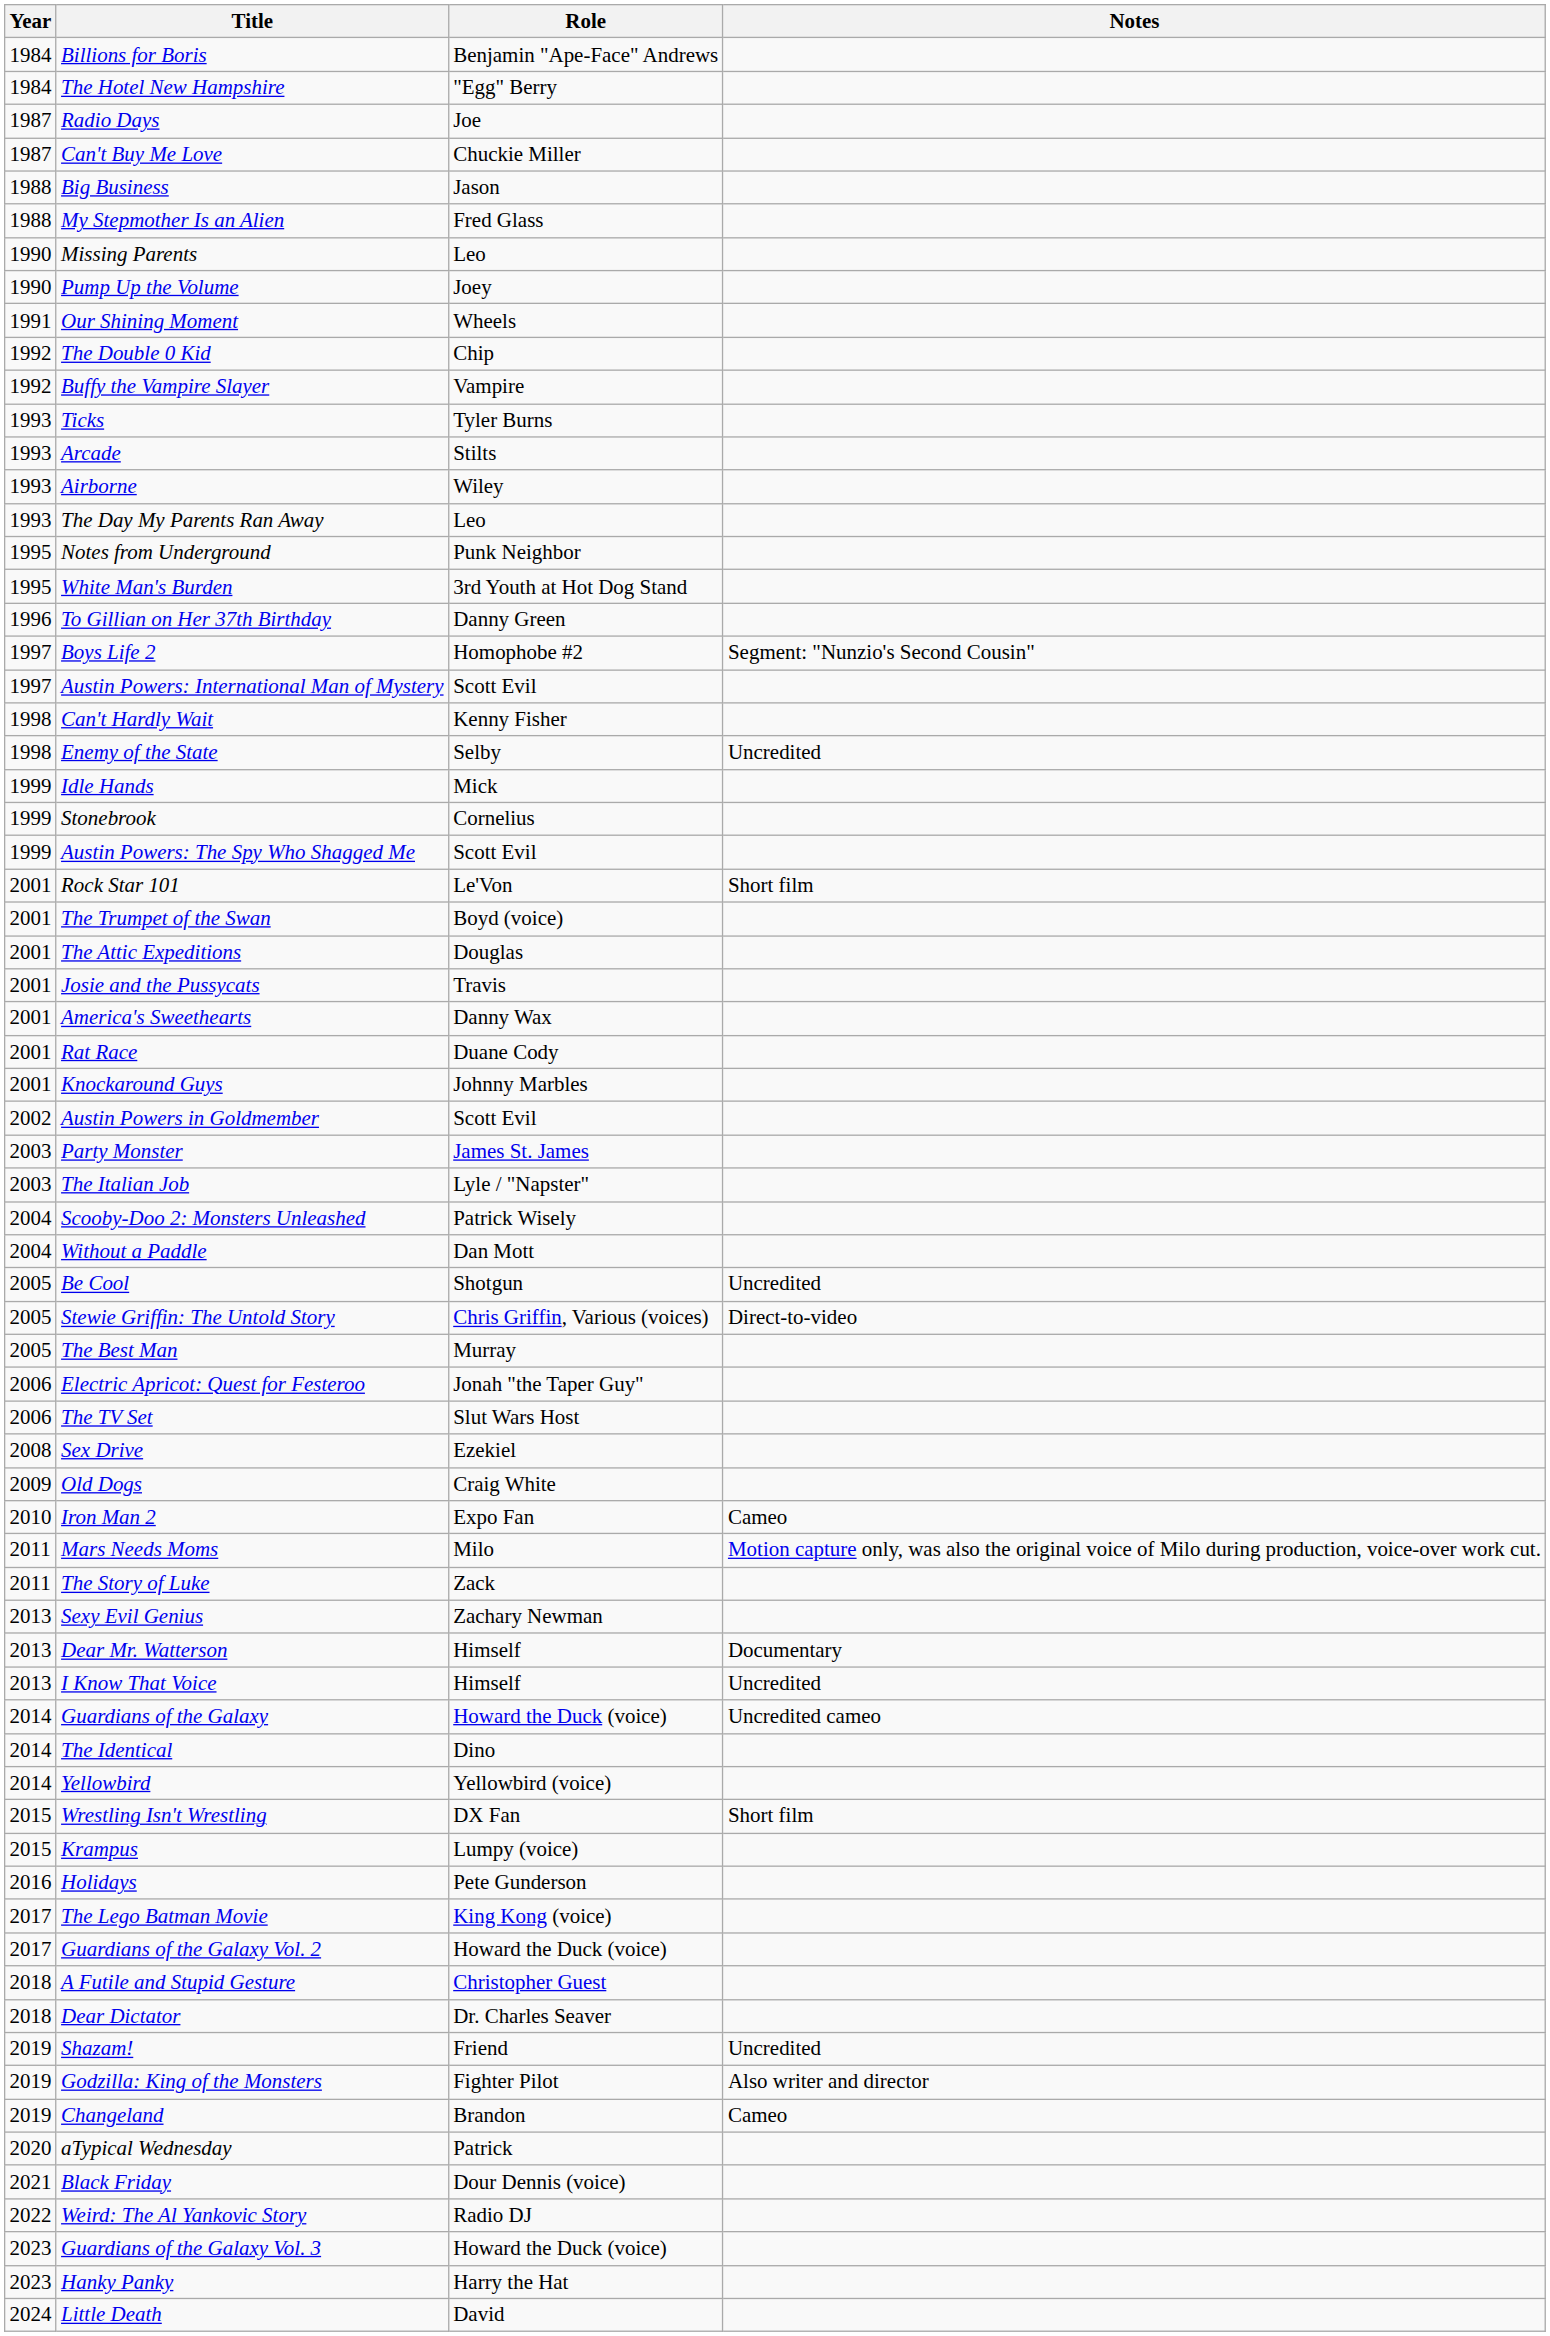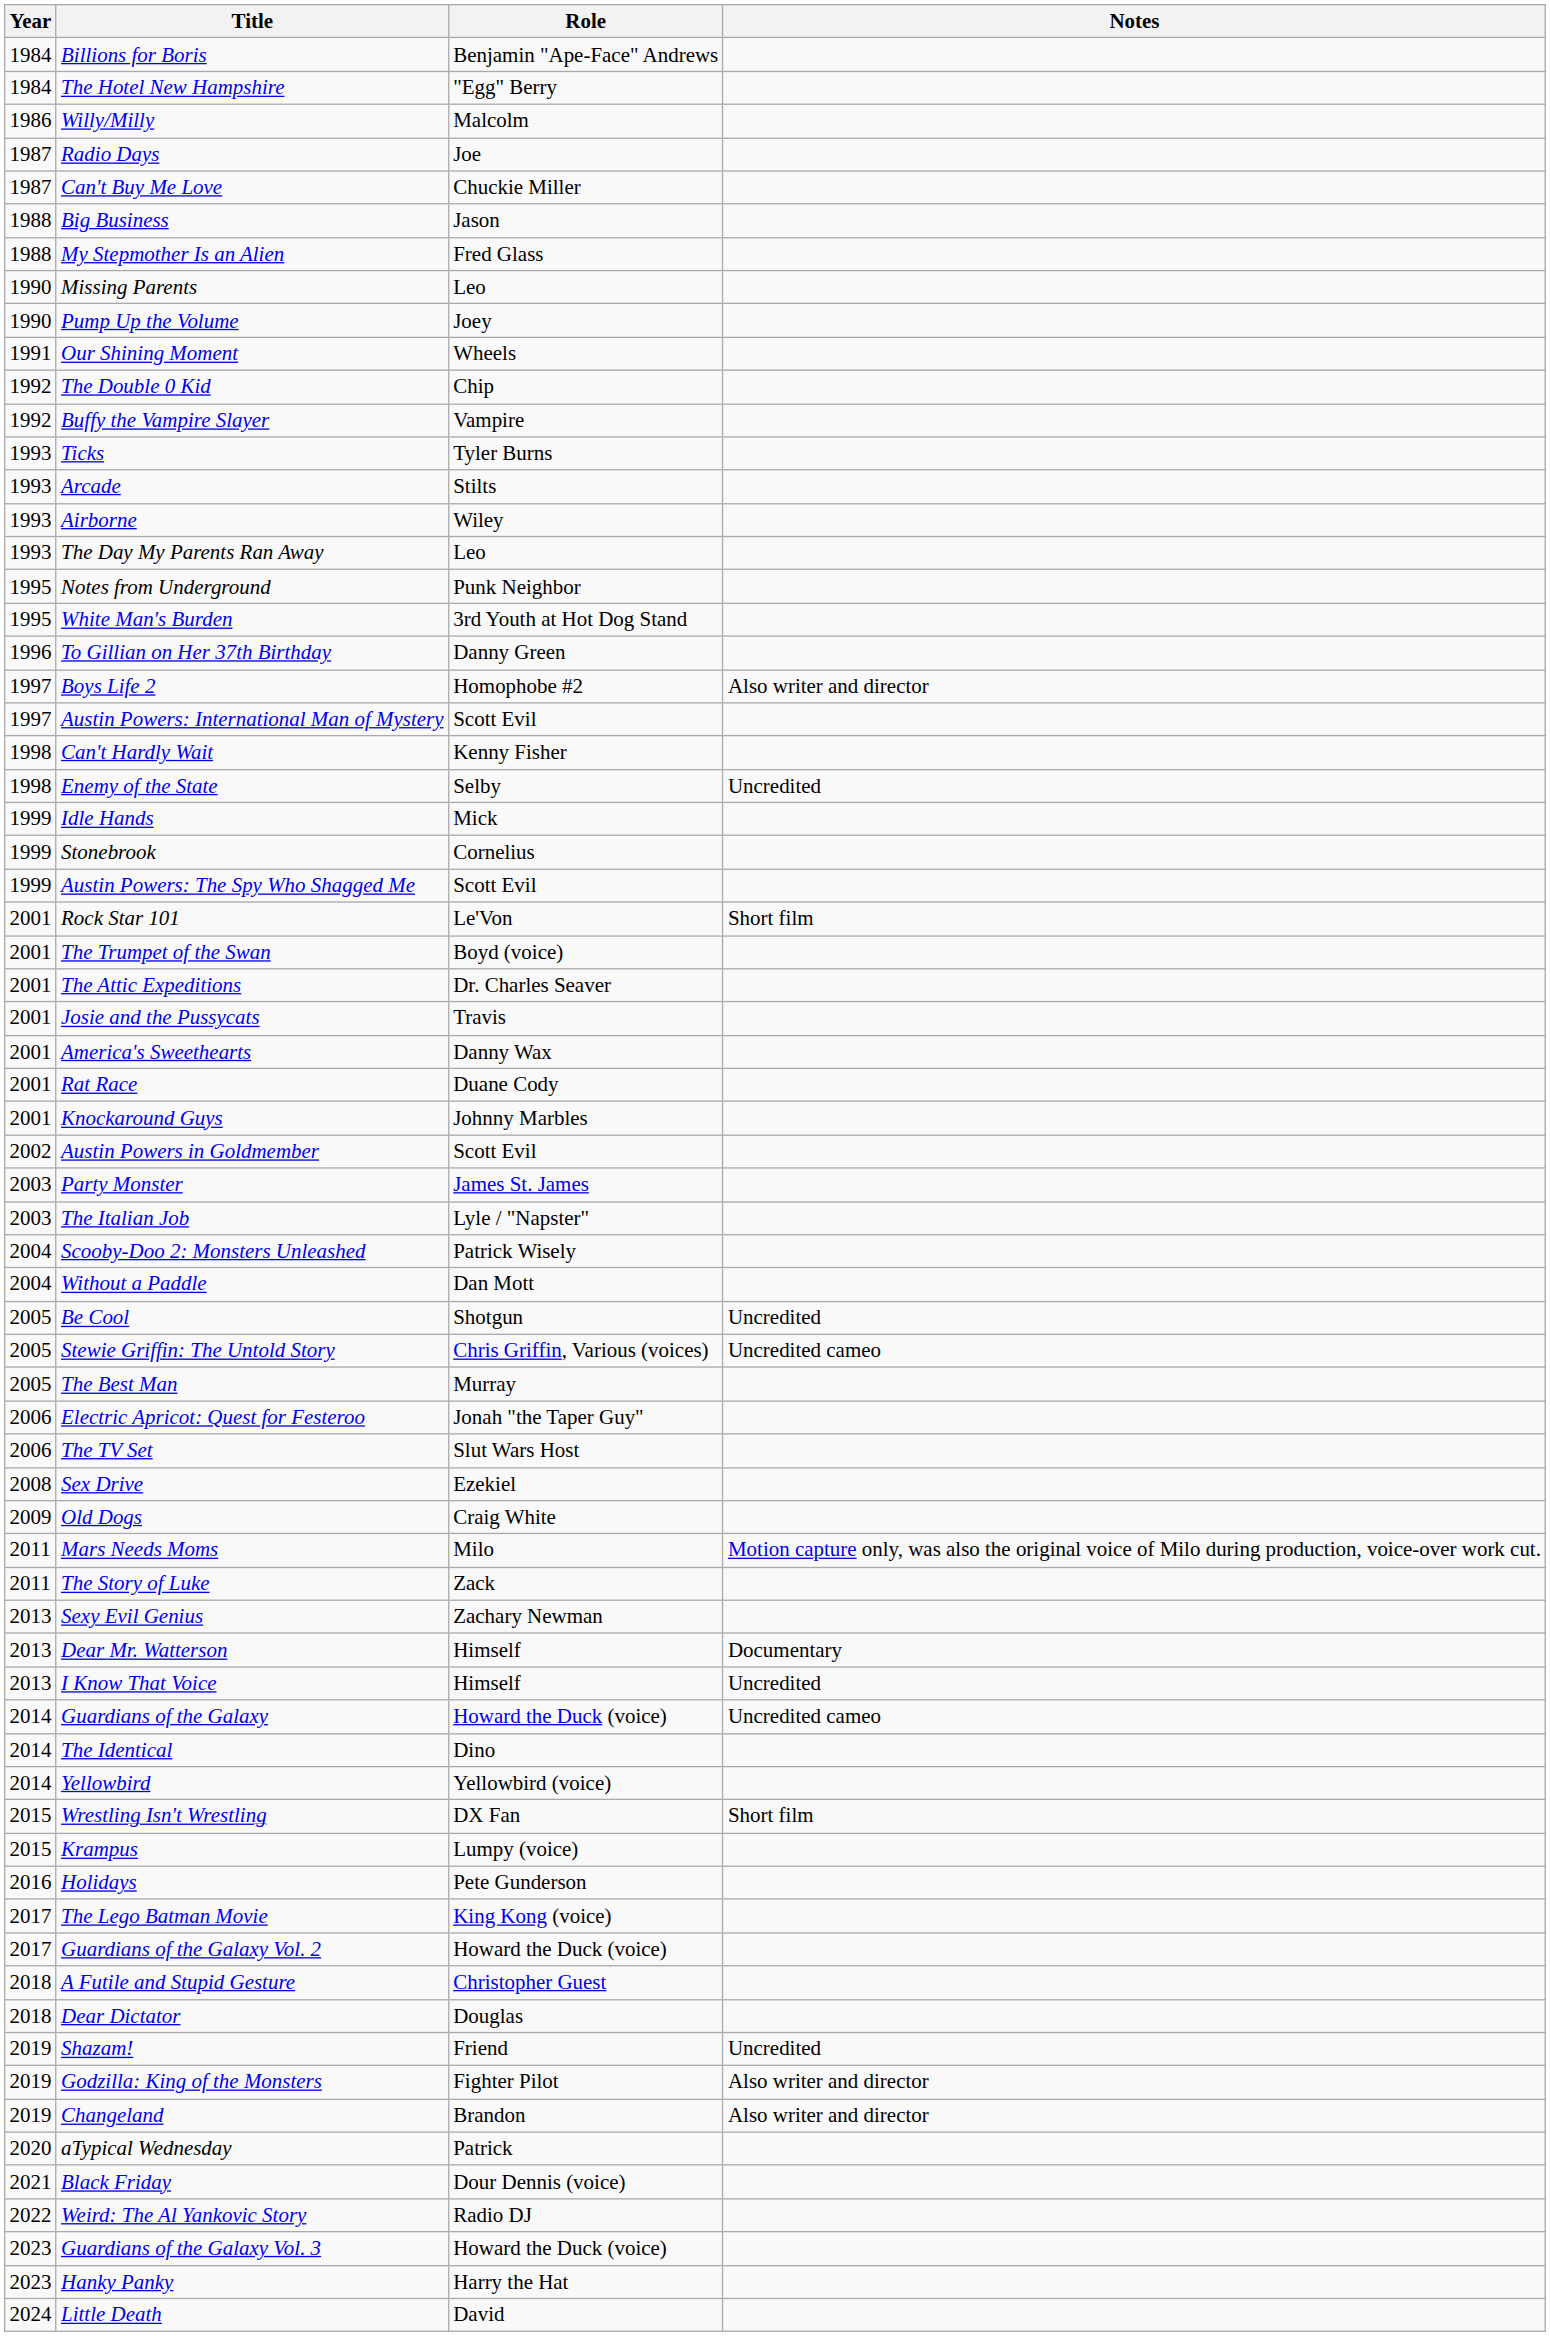+ row: (108, 120)
(881, 652) Segment: "Nunzio's Second Cousin" -> (828, 685) Also writer and director
(488, 951) Douglas -> (532, 985) Dr. Charles Seaver
(793, 1317) Direct-to-video -> (804, 1350) Uncredited cameo
- row: (108, 1516)
(532, 2015) Dr. Charles Seaver -> (488, 2015) Douglas
(758, 2115) Cameo -> (828, 2115) Also writer and director
